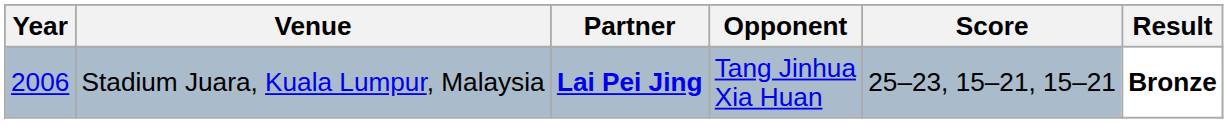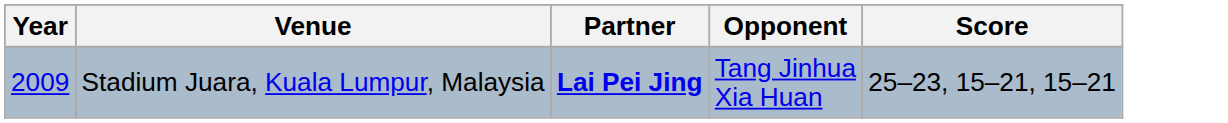- column: (1173, 26)
(40, 82) 2006 -> (40, 82) 2009
